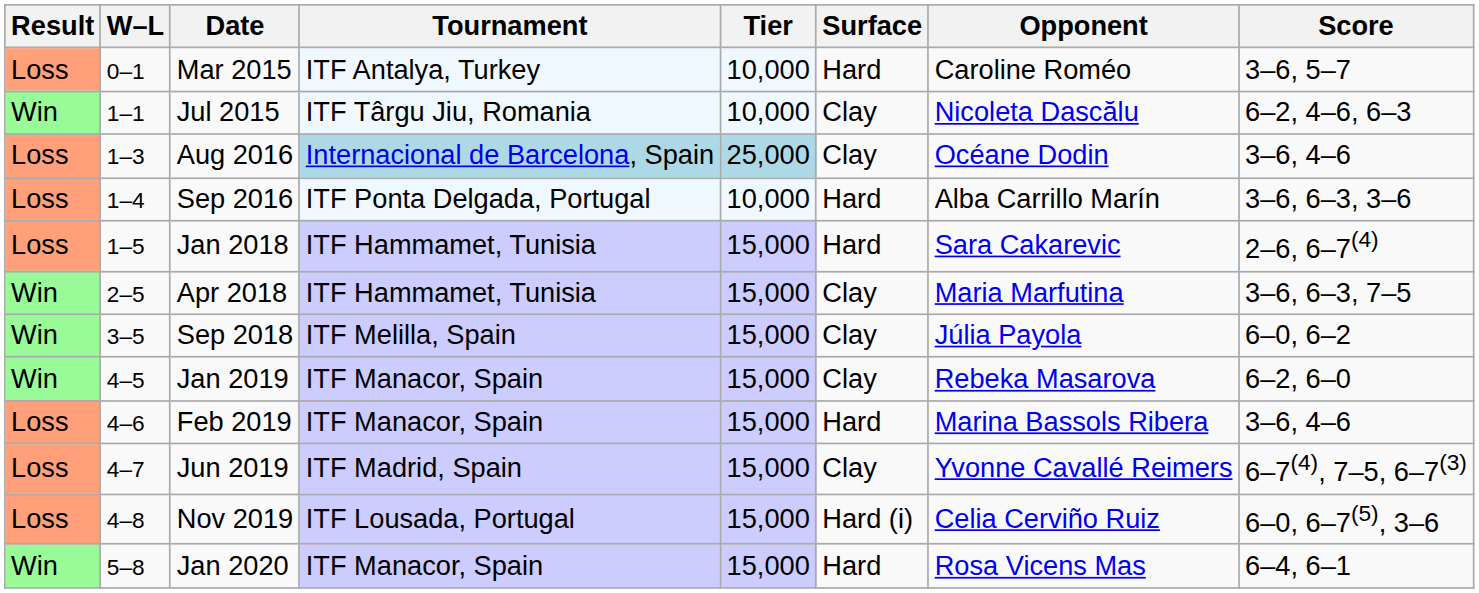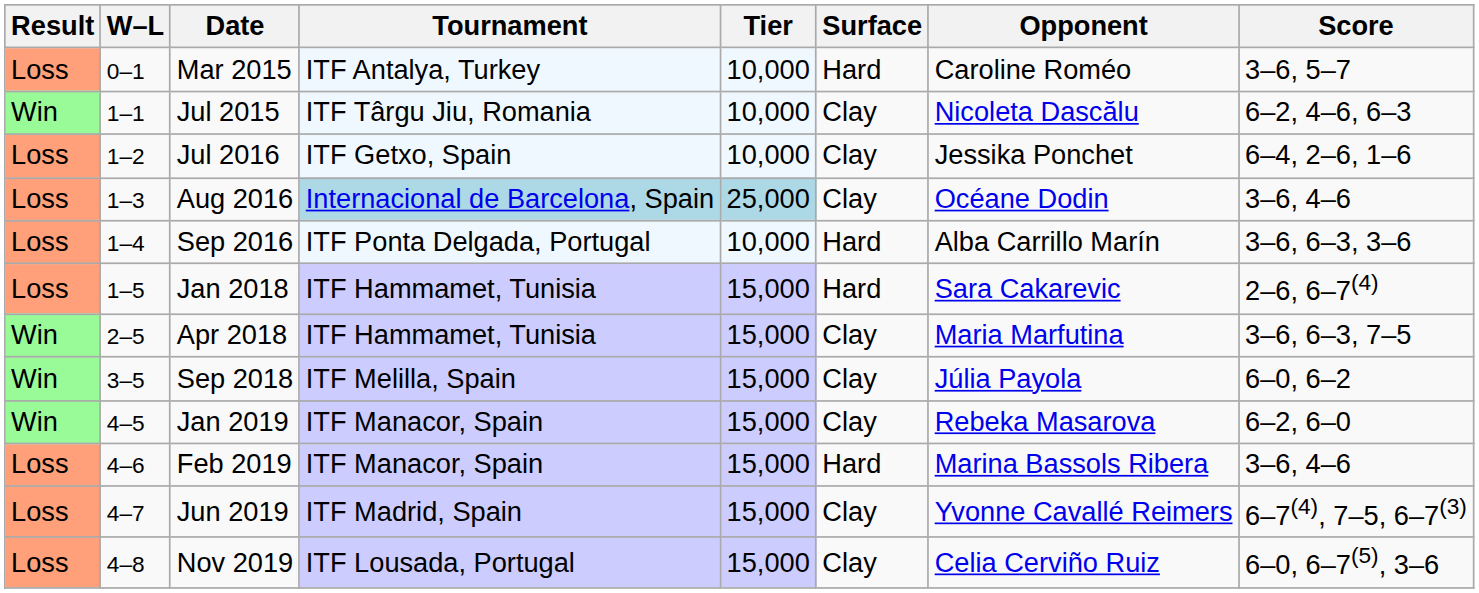+ row: (228, 155)
(868, 518) Hard (i) -> (850, 562) Clay
- row: (233, 565)
